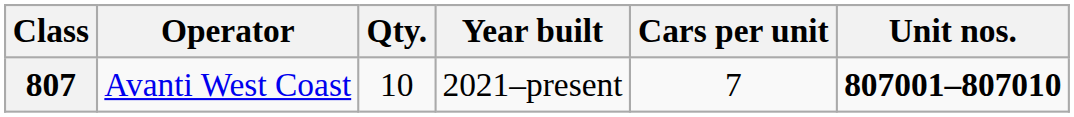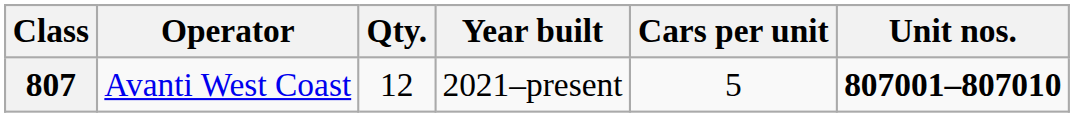(397, 84) 10 -> (397, 84) 12
(733, 84) 7 -> (733, 84) 5
